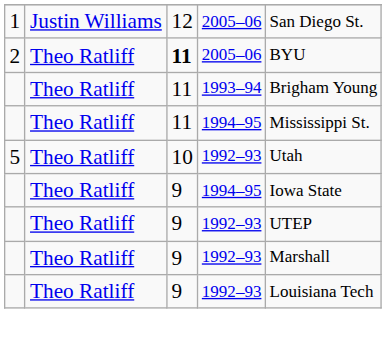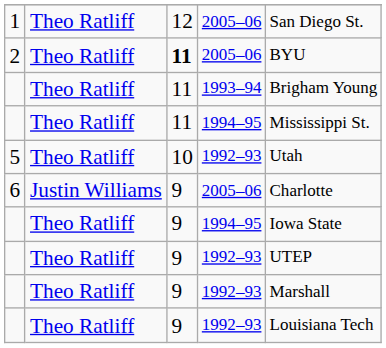(96, 21) Justin Williams -> (82, 21) Theo Ratliff
+ row: (15, 190)
